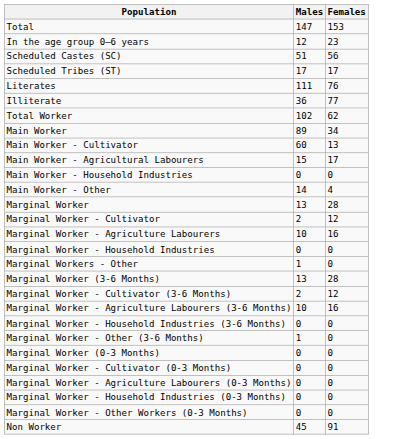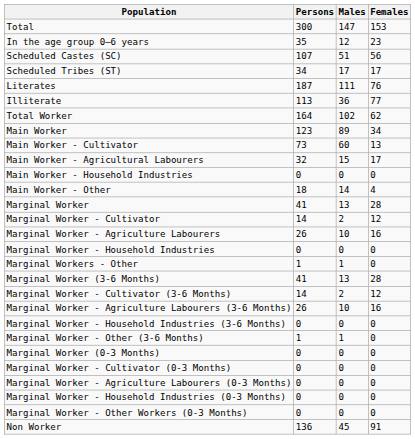+ column: (315, 12)
